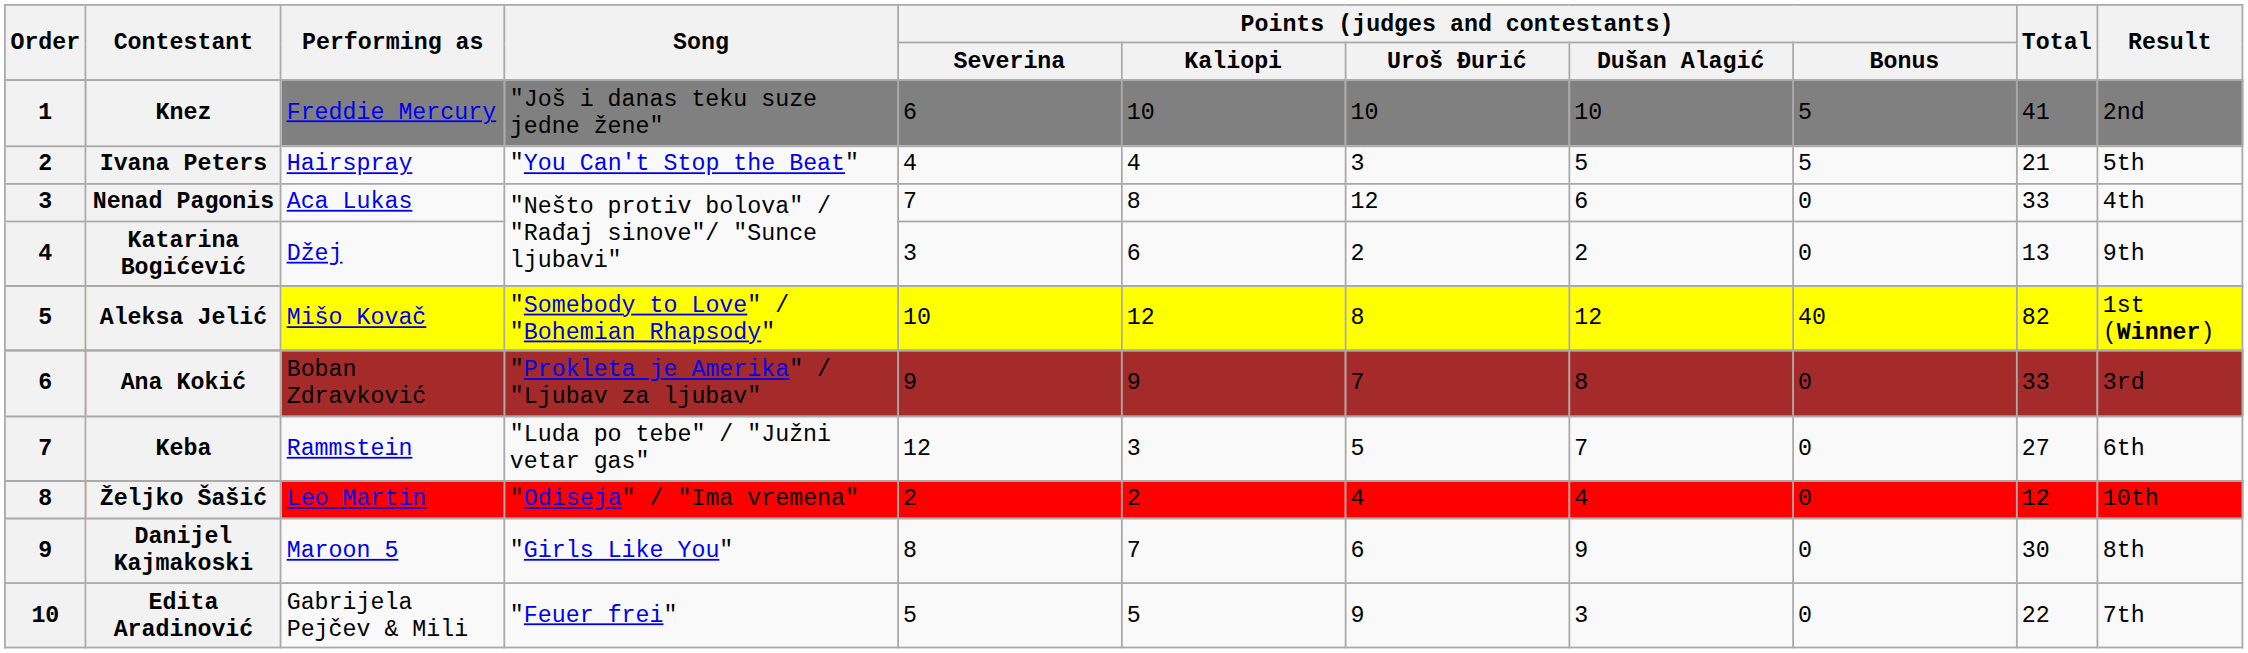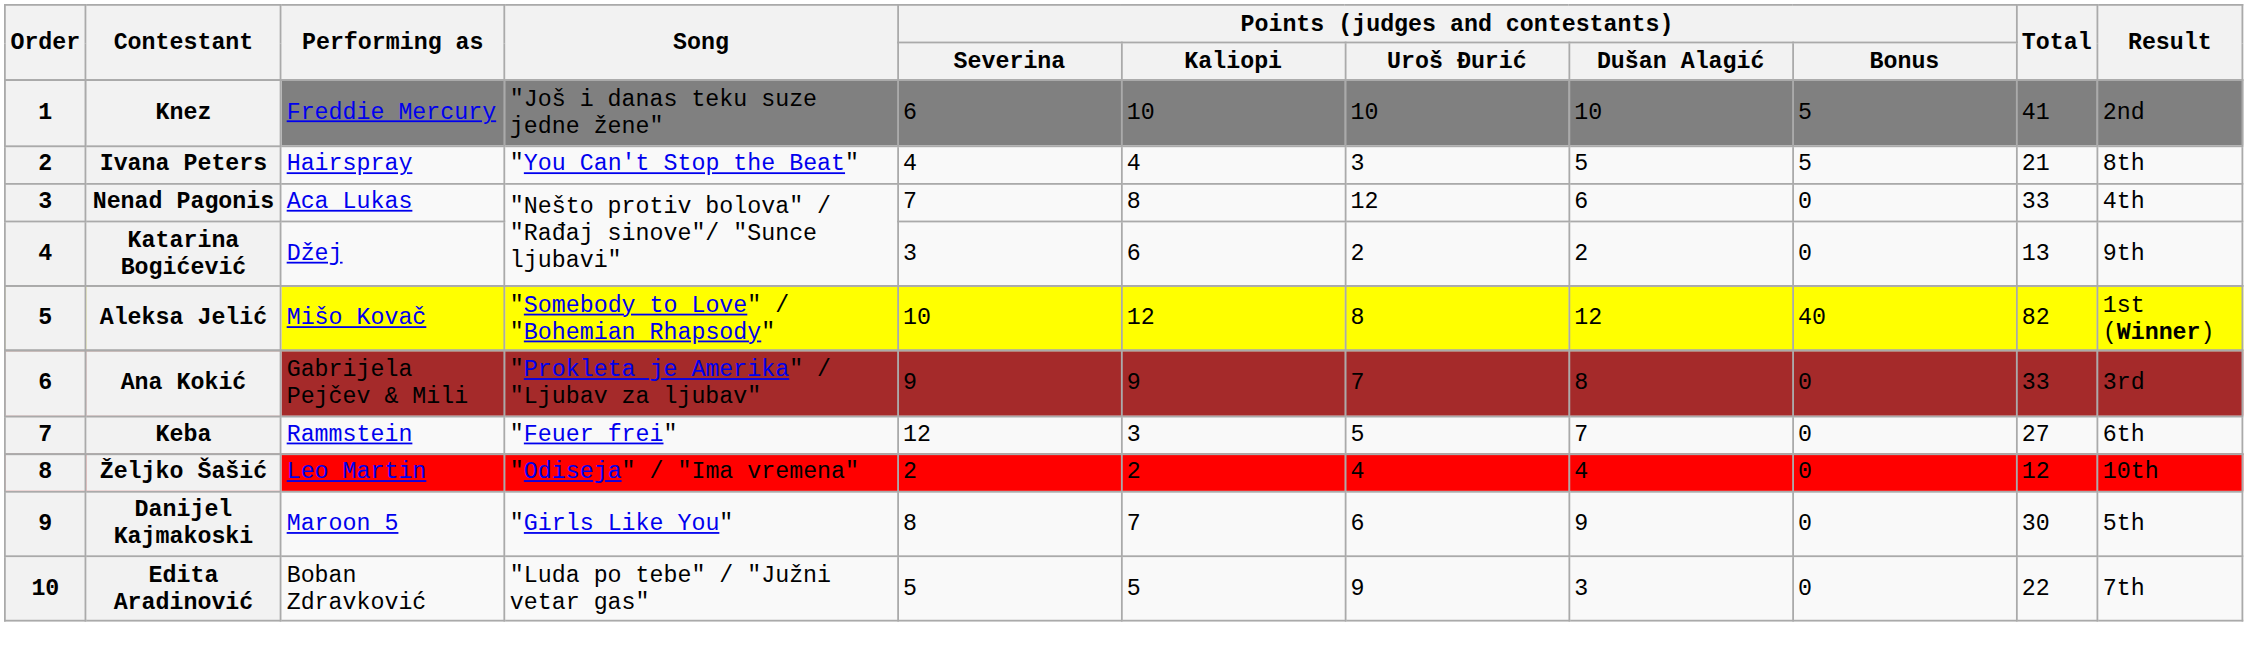(2124, 164) 5th -> (2124, 164) 8th
(357, 383) Boban Zdravković -> (377, 383) Gabrijela Pejčev & Mili
(670, 448) "Luda po tebe" / "Južni vetar gas" -> (594, 435) "Feuer frei"
(2124, 551) 8th -> (2124, 524) 5th
(377, 616) Gabrijela Pejčev & Mili -> (357, 589) Boban Zdravković
(594, 616) "Feuer frei" -> (670, 589) "Luda po tebe" / "Južni vetar gas"
